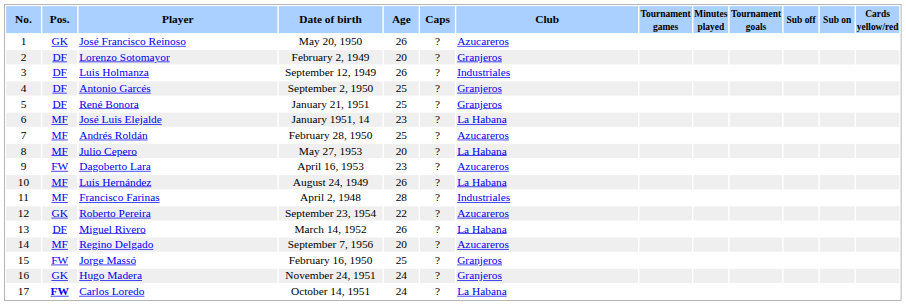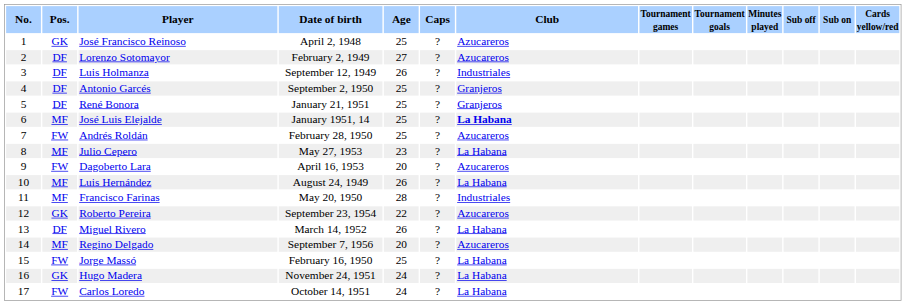columns swapped: (756, 20) <-> (711, 20)
(331, 41) May 20, 1950 -> (331, 41) April 2, 1948
(401, 41) 26 -> (401, 41) 25
(401, 57) 20 -> (401, 57) 27
(480, 57) Granjeros -> (483, 57) Azucareros
(401, 119) 23 -> (401, 119) 25
(482, 119) normal -> (484, 119) bold
(60, 135) MF -> (60, 135) FW
(401, 151) 20 -> (401, 151) 23
(401, 166) 23 -> (401, 166) 20
(331, 197) April 2, 1948 -> (331, 197) May 20, 1950
(480, 260) Granjeros -> (482, 260) La Habana
(480, 276) Granjeros -> (482, 276) La Habana
(60, 291) bold -> (60, 291) normal
